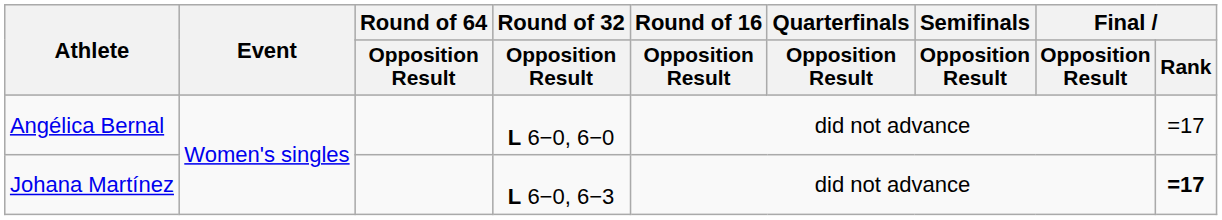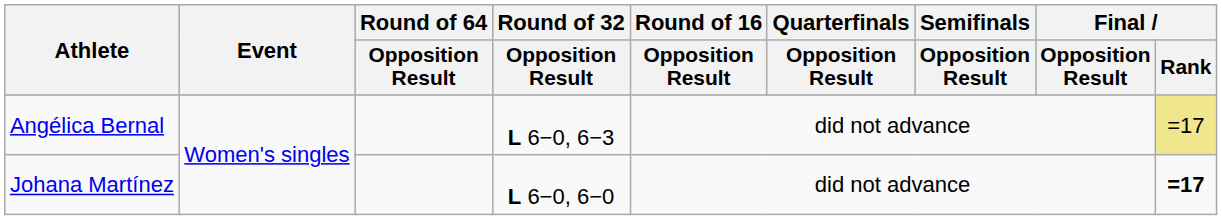(561, 138) L 6−0, 6−0 -> (561, 138) L 6−0, 6−3
(1186, 125) no background -> (1186, 125) khaki background
(561, 197) L 6−0, 6−3 -> (561, 197) L 6−0, 6−0
